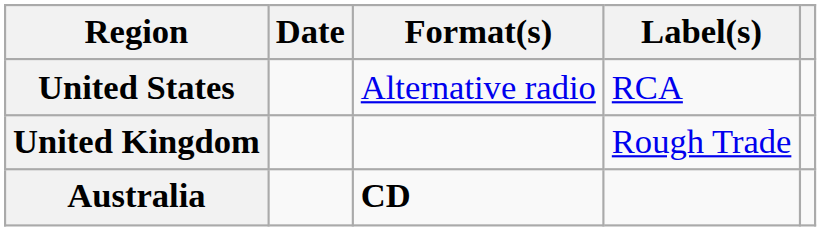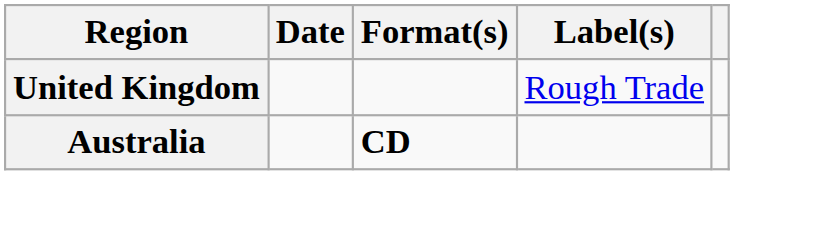- row: (136, 86)
